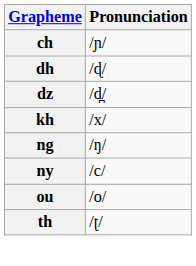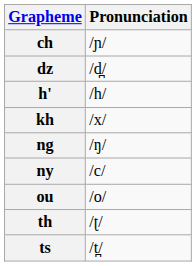- row: (45, 68)
+ row: (45, 94)
+ row: (45, 247)
